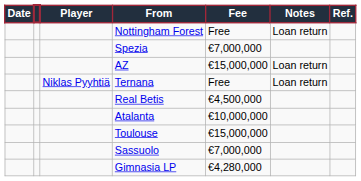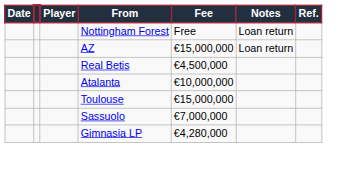- row: (131, 48)
- row: (134, 82)
